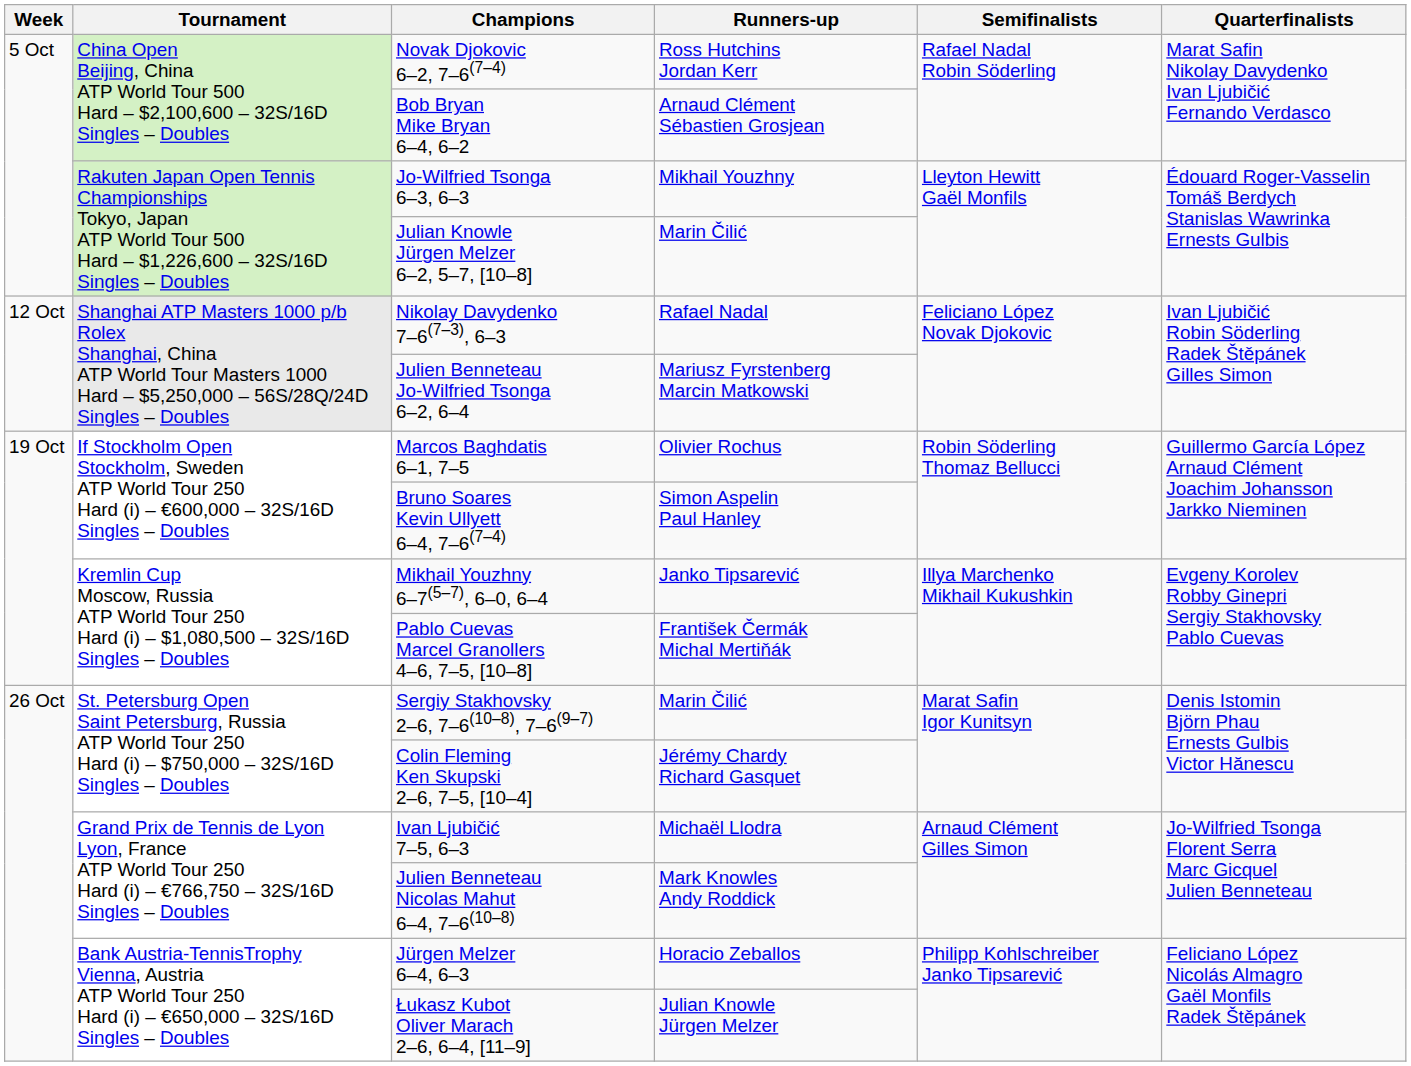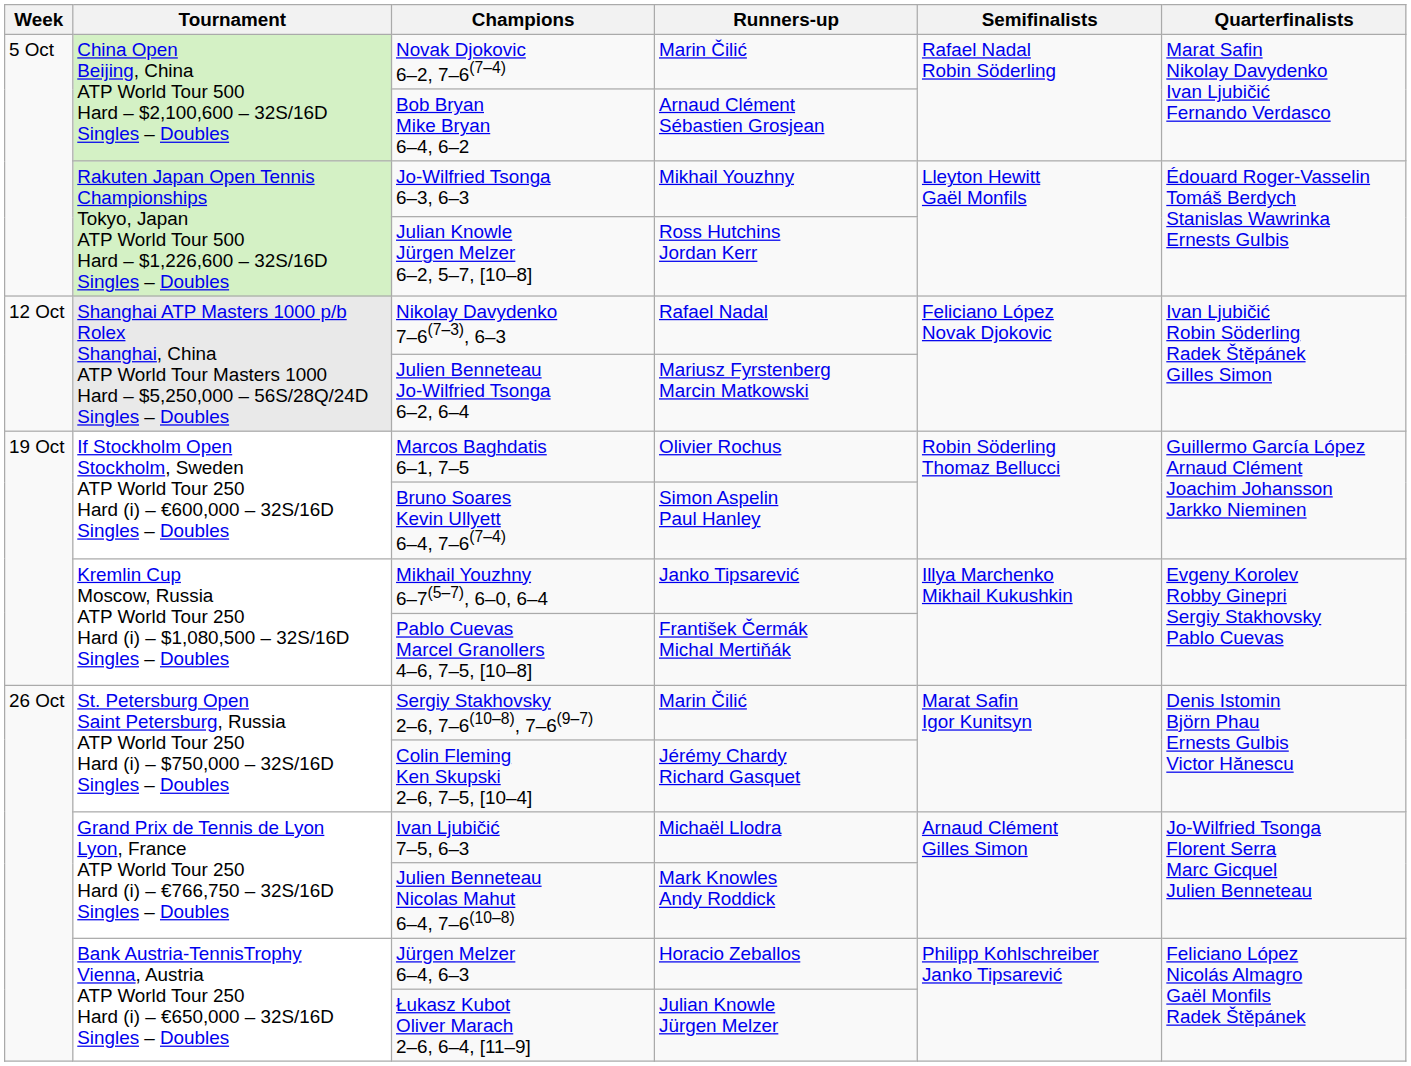(720, 60) Ross Hutchins Jordan Kerr -> (703, 50) Marin Čilić
(703, 232) Marin Čilić -> (720, 243) Ross Hutchins Jordan Kerr
